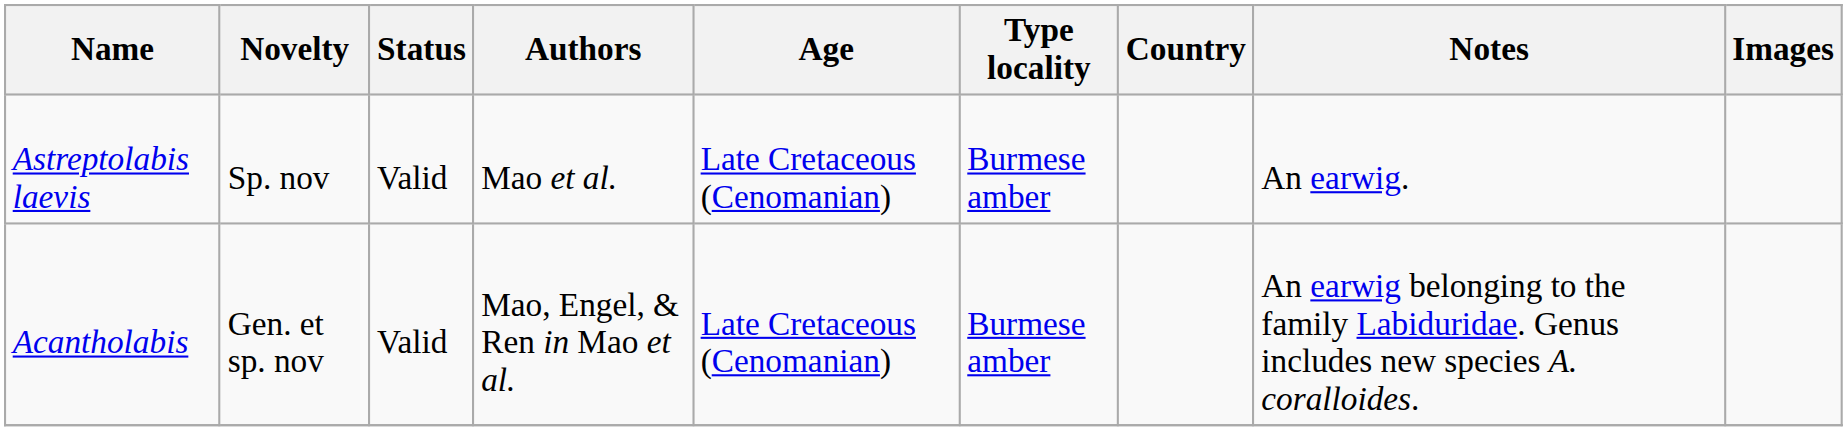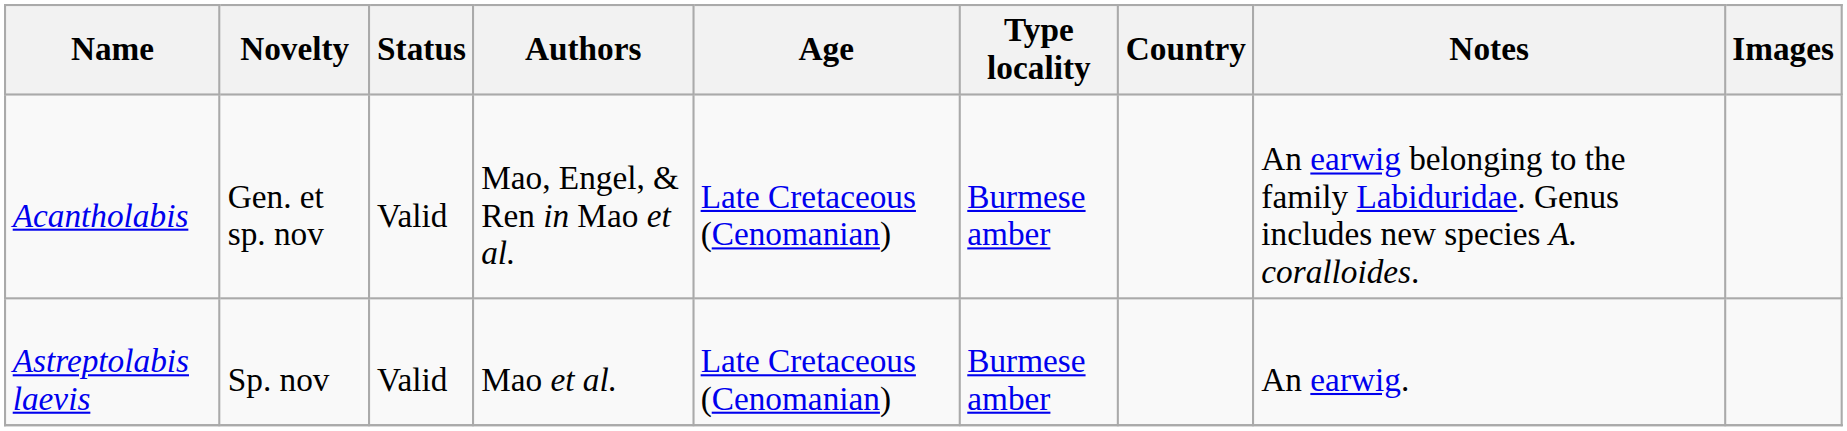rows swapped: (101, 342) <-> (101, 177)
